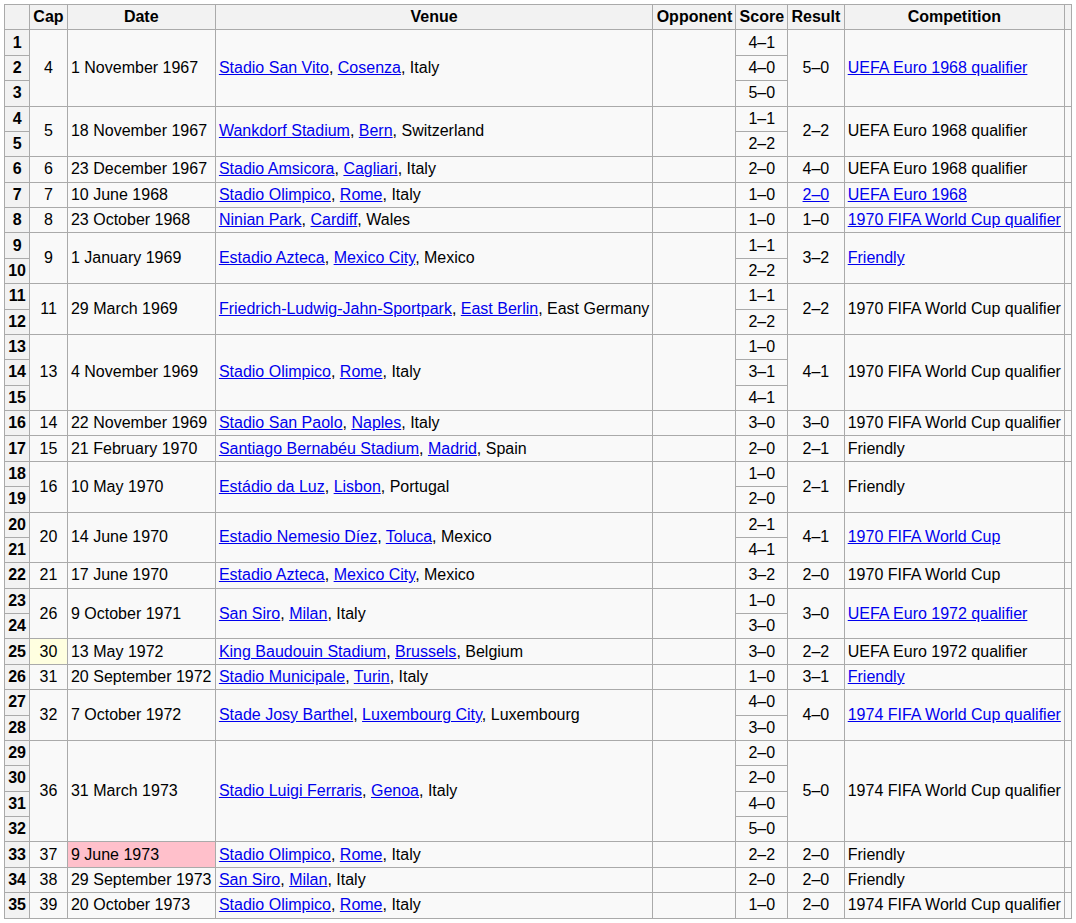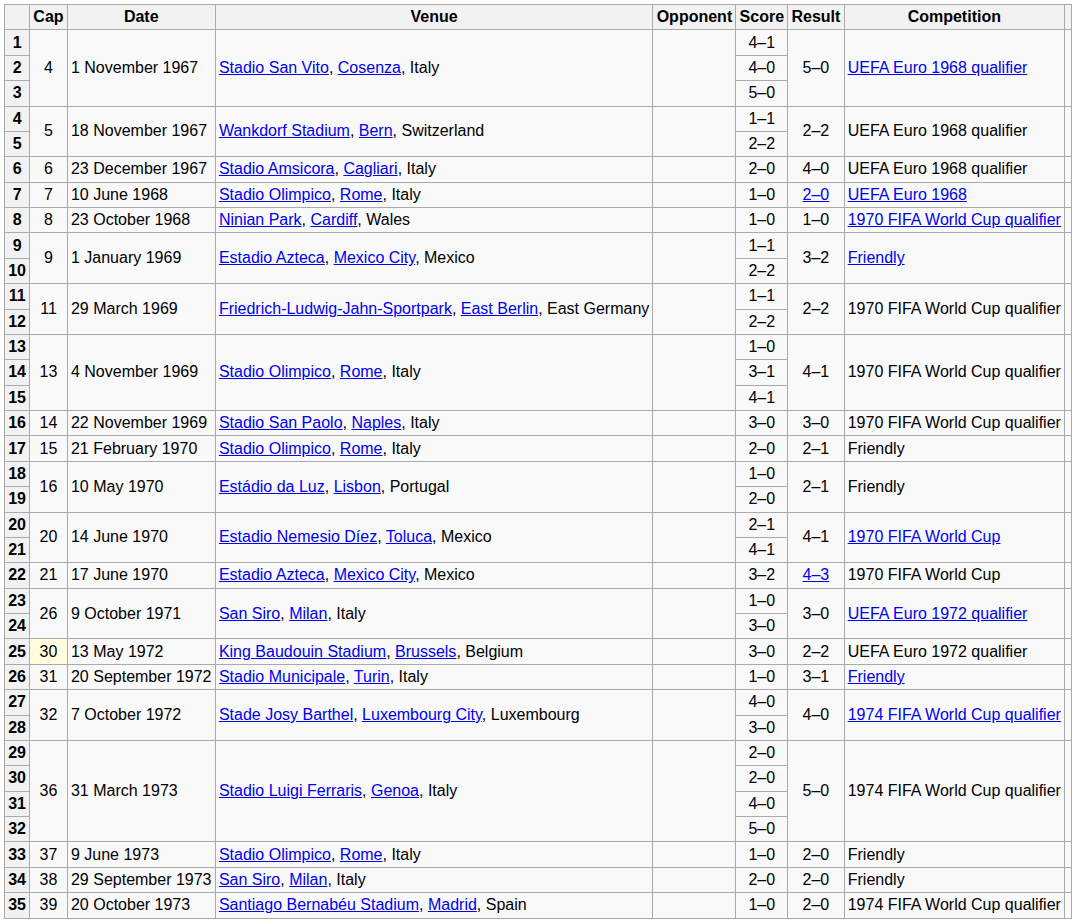(373, 448) Santiago Bernabéu Stadium, Madrid, Spain -> (320, 448) Stadio Olimpico, Rome, Italy
(816, 575) 2–0 -> (816, 575) 4–3
(115, 854) pink background -> (115, 854) no background
(762, 854) 2–2 -> (762, 854) 1–0
(320, 905) Stadio Olimpico, Rome, Italy -> (373, 905) Santiago Bernabéu Stadium, Madrid, Spain
